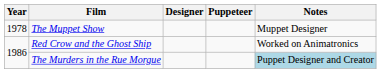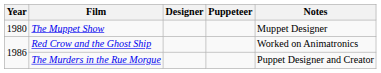(17, 28) 1978 -> (17, 28) 1980
(315, 60) lightblue background -> (315, 60) no background
